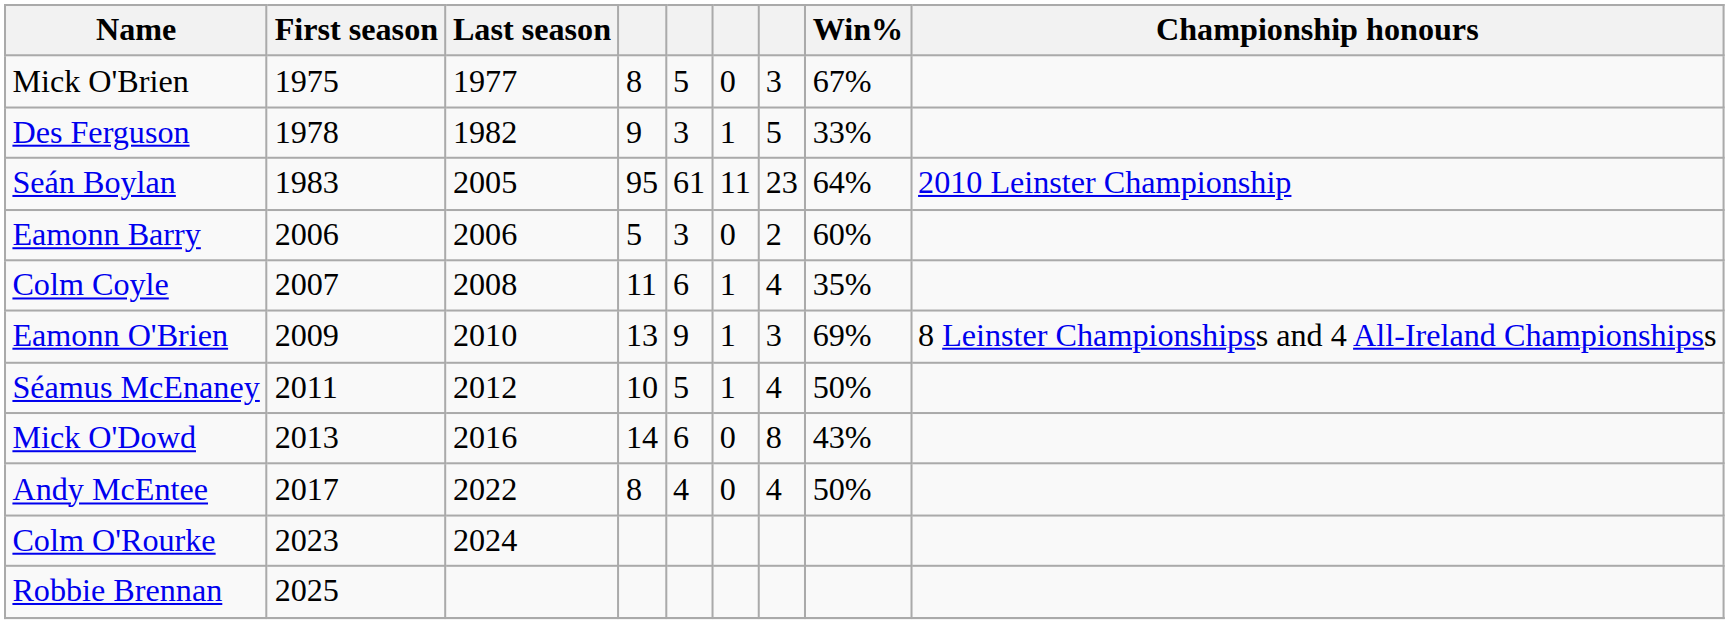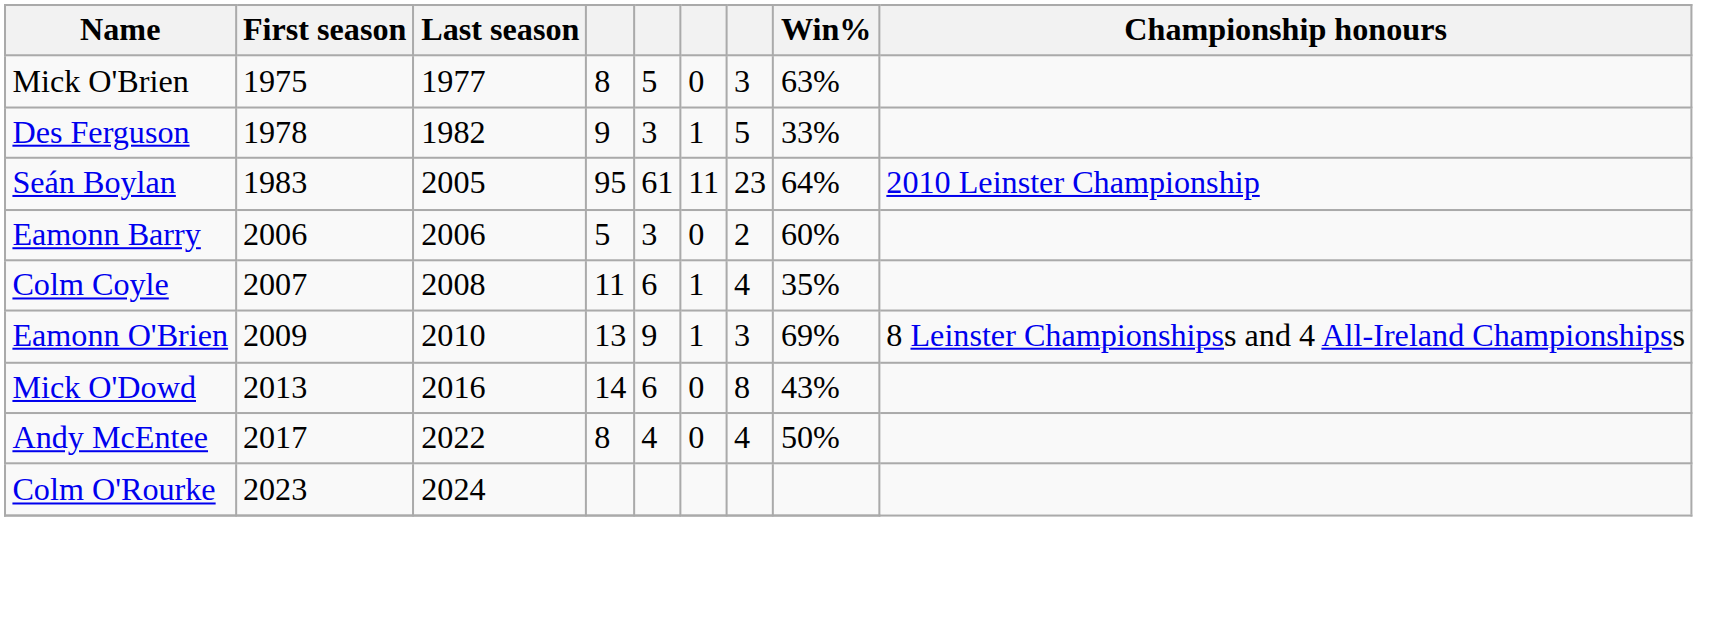(842, 81) 67% -> (810, 81) 63%
- row: (136, 387)
- row: (117, 591)
